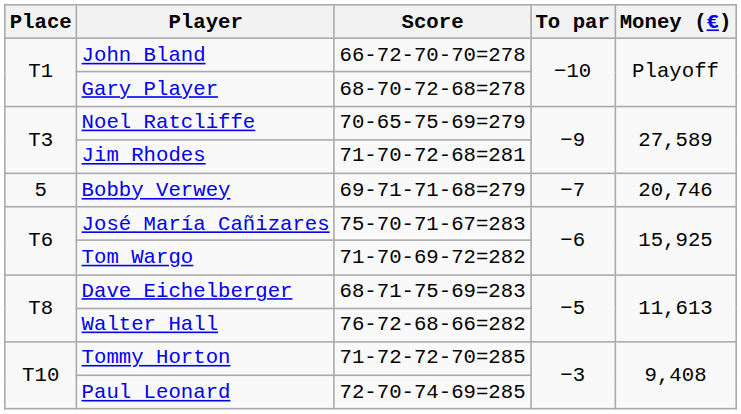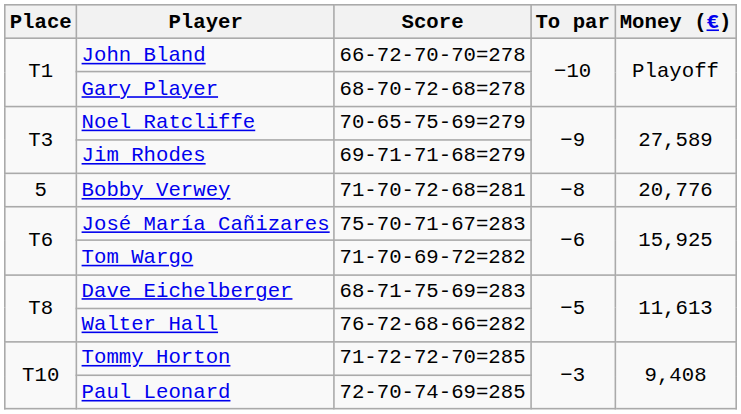(433, 156) 71-70-72-68=281 -> (433, 156) 69-71-71-68=279
(433, 190) 69-71-71-68=279 -> (433, 190) 71-70-72-68=281
(573, 190) −7 -> (573, 190) −8
(676, 190) 20,746 -> (676, 190) 20,776
